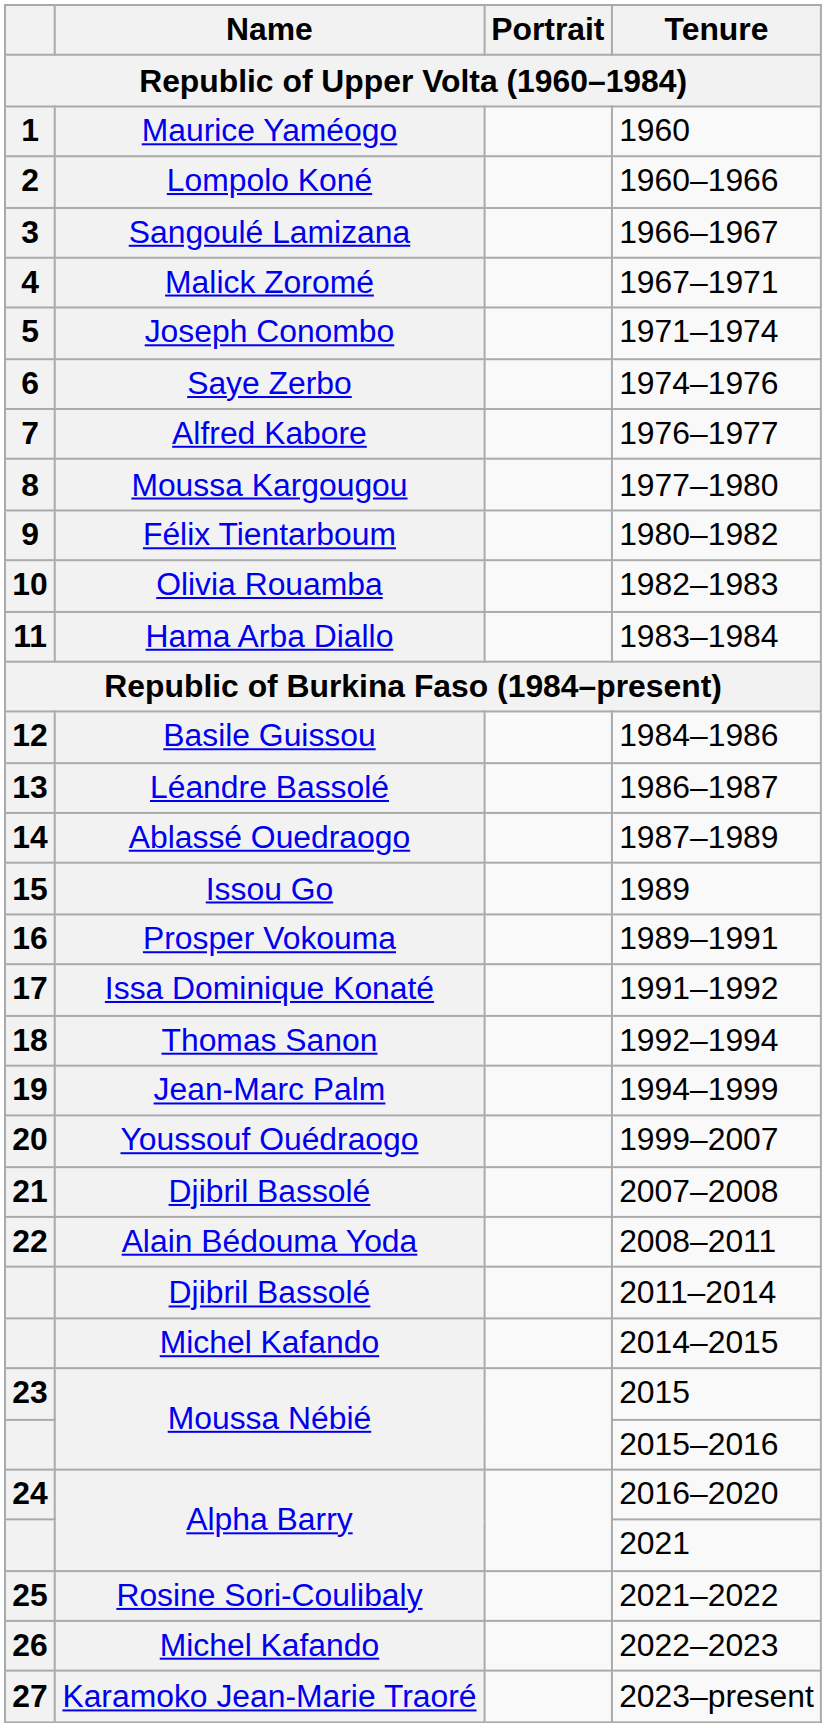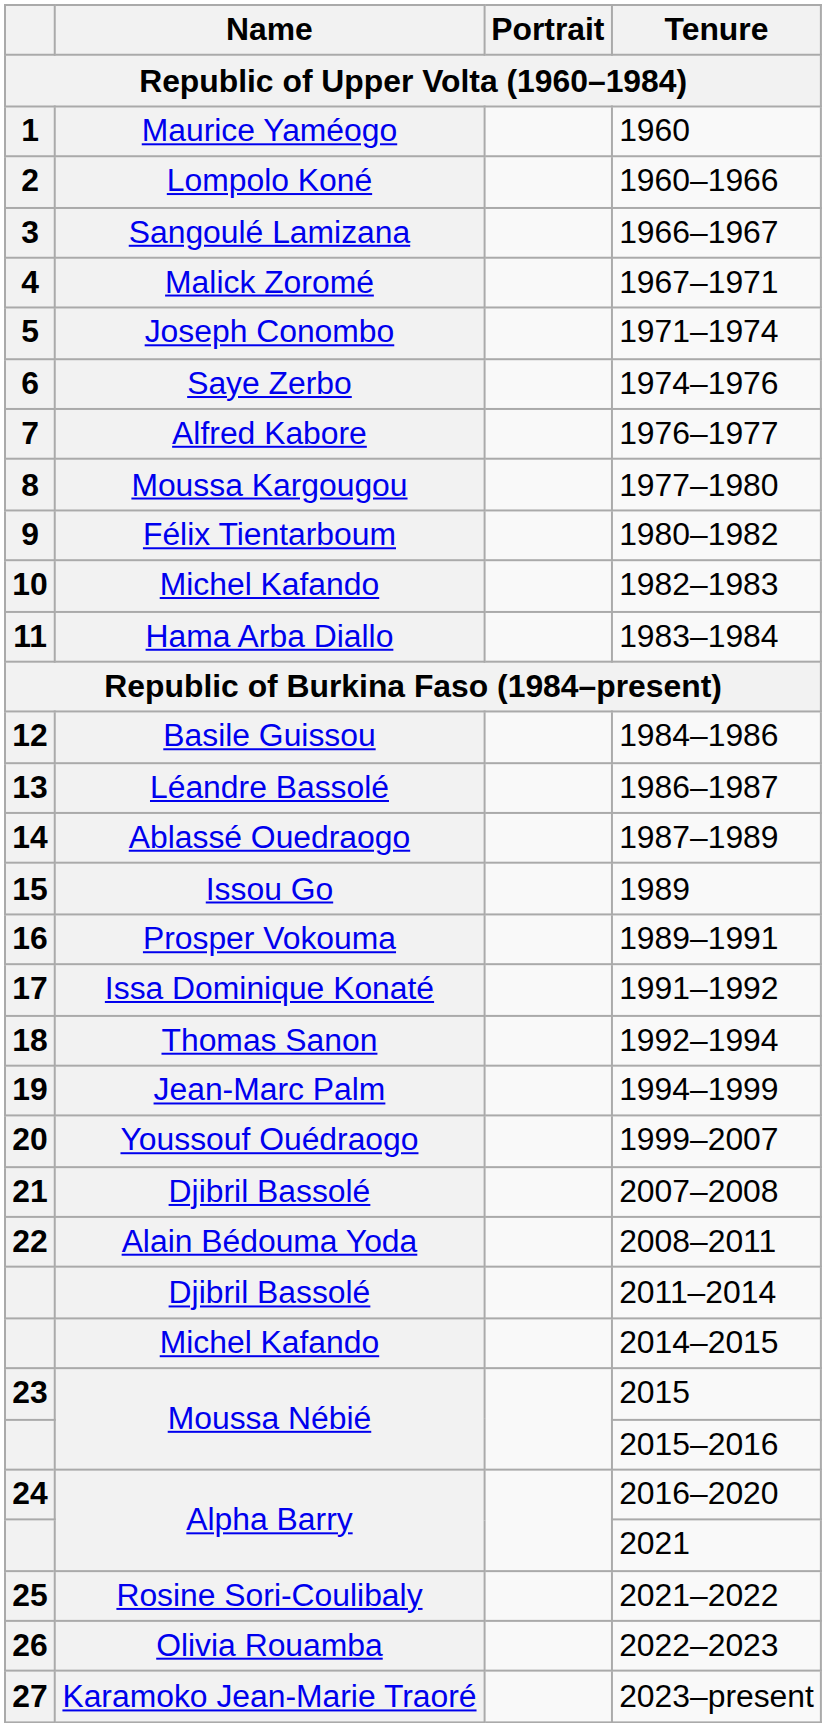(269, 585) Olivia Rouamba -> (269, 585) Michel Kafando
(269, 1645) Michel Kafando -> (269, 1645) Olivia Rouamba
